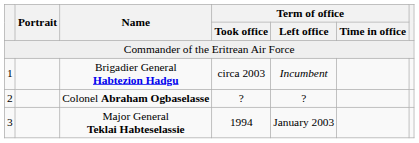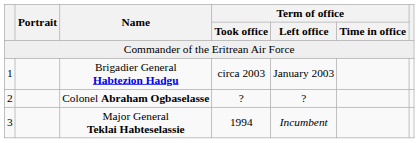(304, 73) Incumbent -> (304, 73) January 2003
(304, 122) January 2003 -> (304, 122) Incumbent
